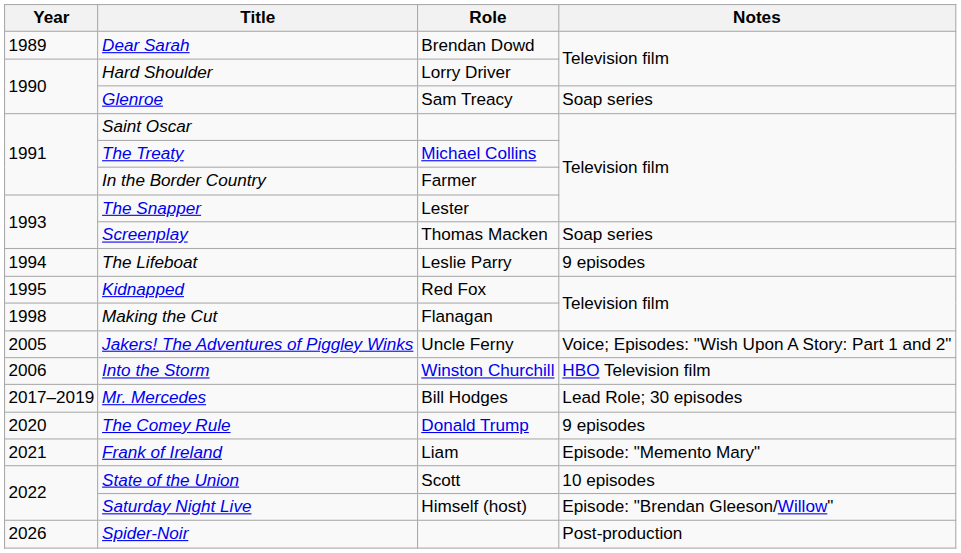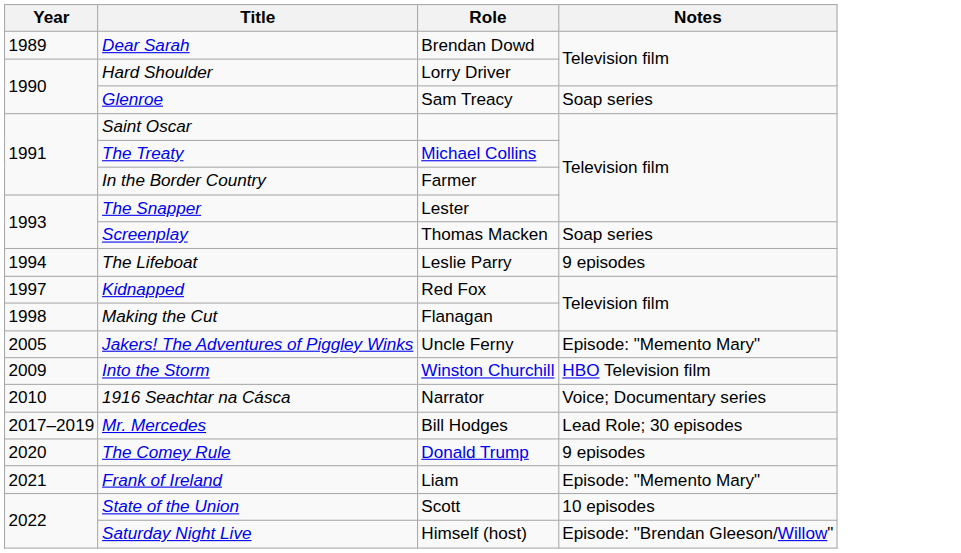(28, 289) 1995 -> (28, 289) 1997
(757, 343) Voice; Episodes: "Wish Upon A Story: Part 1 and 2" -> (661, 343) Episode: "Memento Mary"
(28, 371) 2006 -> (28, 371) 2009
+ row: (196, 398)
- row: (145, 533)
